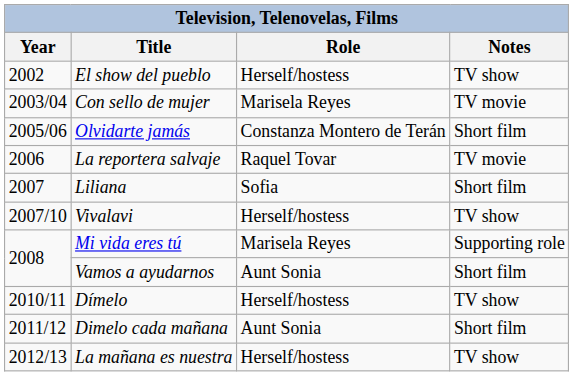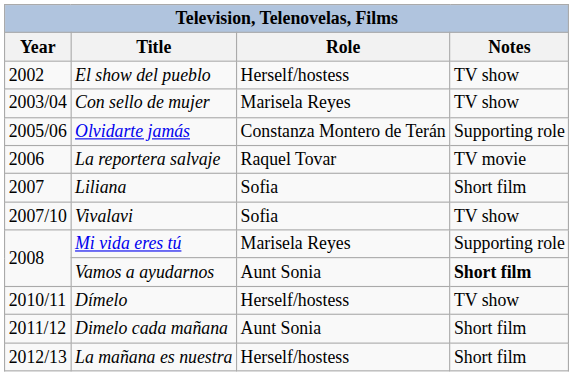(490, 103) TV movie -> (487, 103) TV show
(490, 131) Short film -> (509, 131) Supporting role
(295, 215) Herself/hostess -> (259, 215) Sofia
(490, 272) normal -> (493, 272) bold
(487, 356) TV show -> (490, 356) Short film
